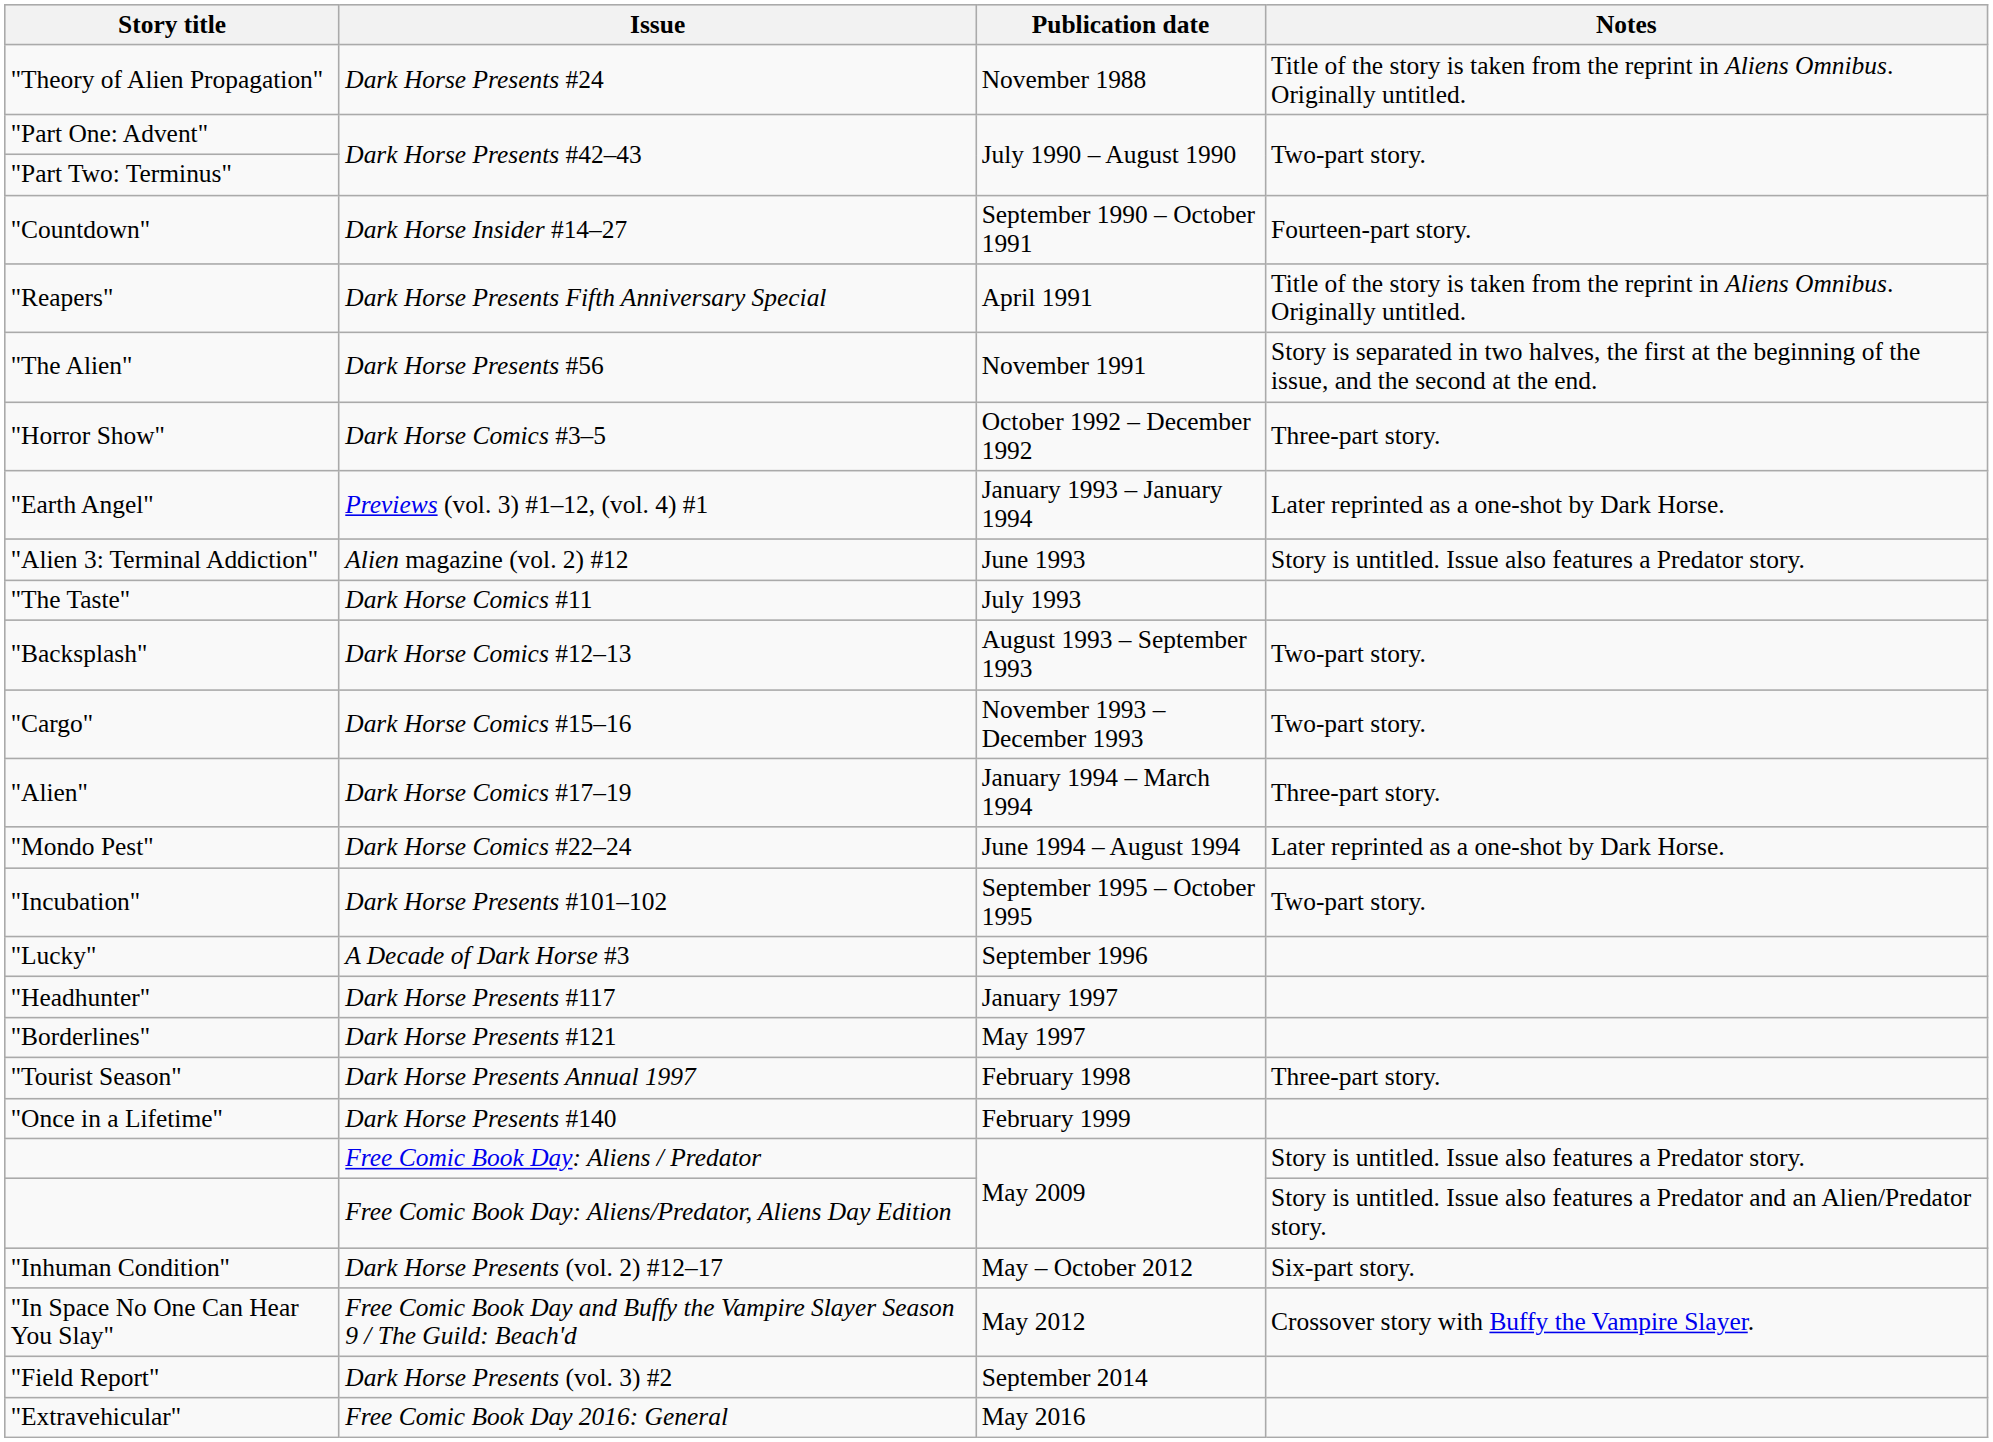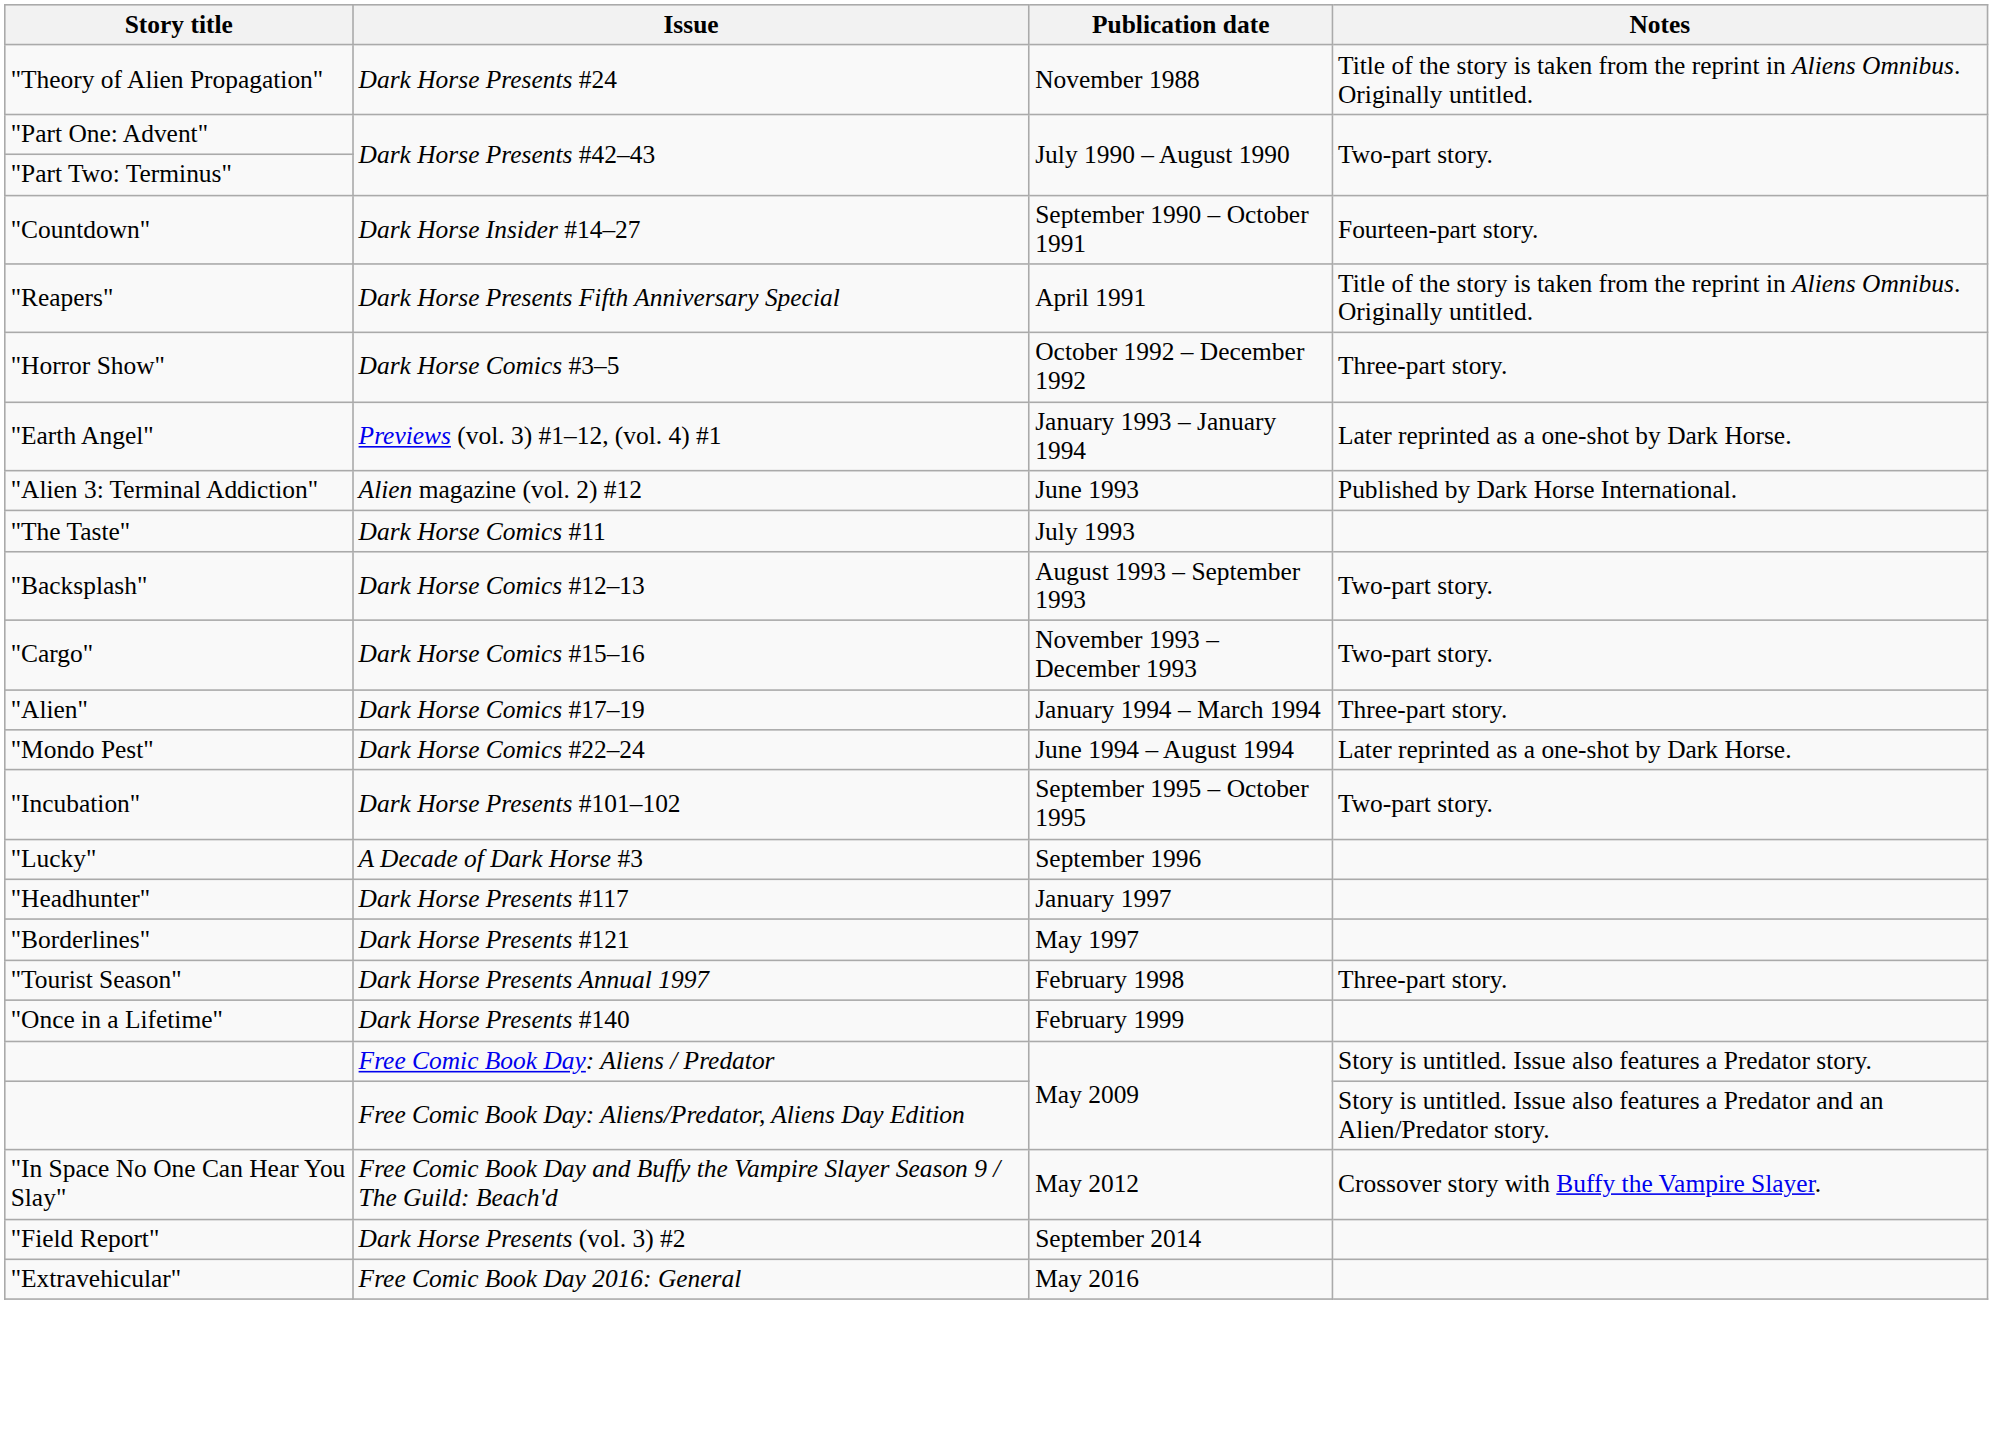- row: (72, 366)
(1538, 559) Story is untitled. Issue also features a Predator story. -> (1538, 490) Published by Dark Horse International.
- row: (120, 1267)
